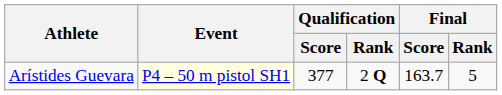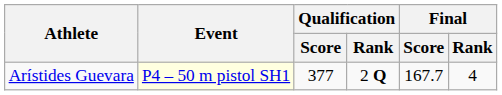(424, 76) 163.7 -> (424, 76) 167.7
(472, 76) 5 -> (472, 76) 4
